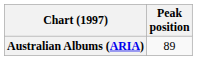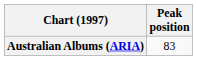(169, 45) 89 -> (169, 45) 83
